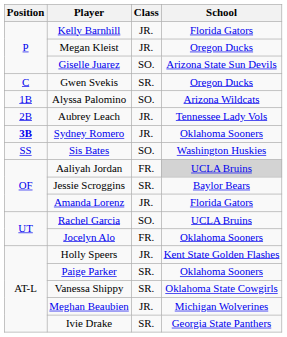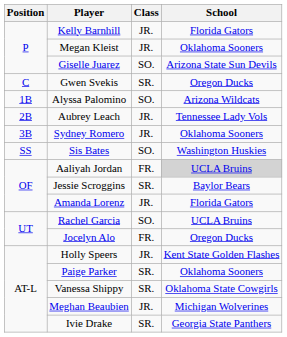(221, 47) Oregon Ducks -> (221, 47) Oklahoma Sooners
(26, 133) bold -> (26, 133) normal
(221, 237) Oklahoma Sooners -> (221, 237) Oregon Ducks
